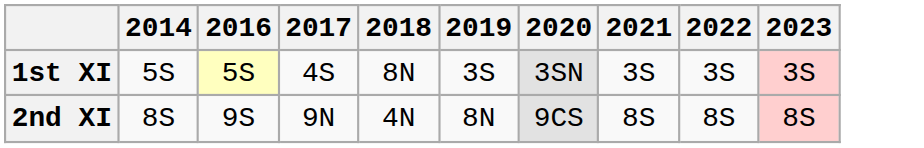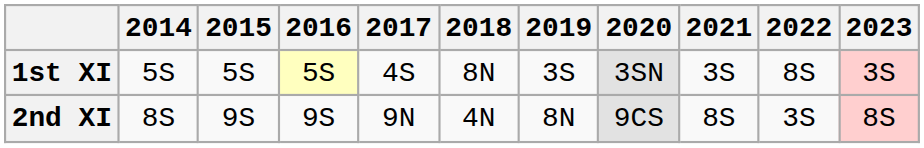+ column: (239, 28)
(719, 73) 3S -> (799, 73) 8S
(719, 118) 8S -> (799, 118) 3S
